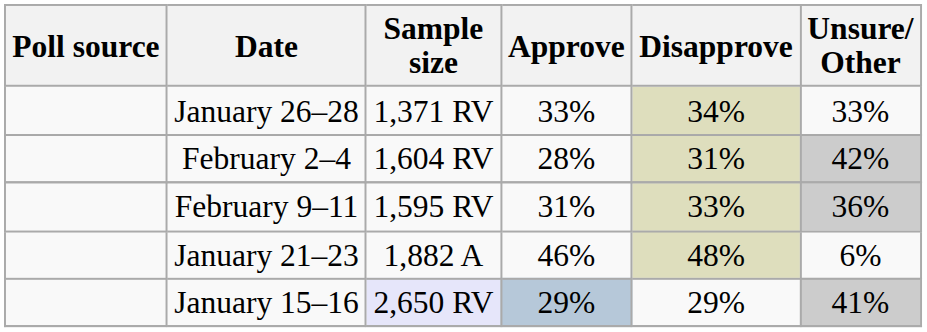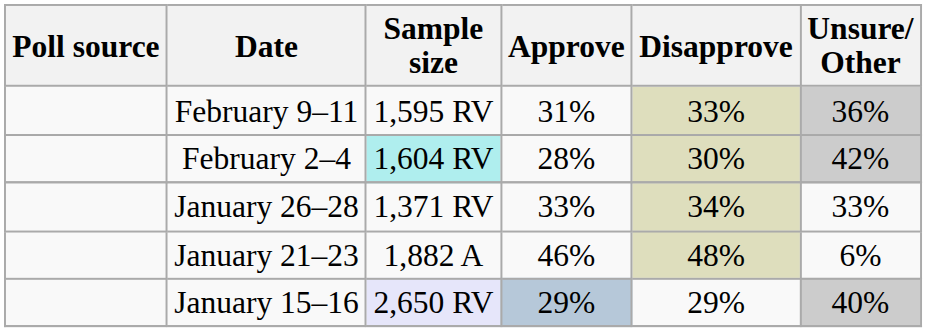rows swapped: (267, 207) <-> (267, 111)
(433, 159) no background -> (433, 159) paleturquoise background
(716, 159) 31% -> (716, 159) 30%
(860, 303) 41% -> (860, 303) 40%
